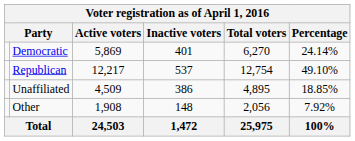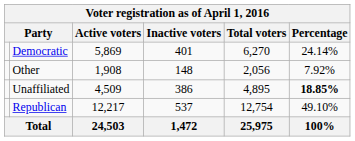rows swapped: (40, 70) <-> (26, 107)
(320, 88) normal -> (320, 88) bold
